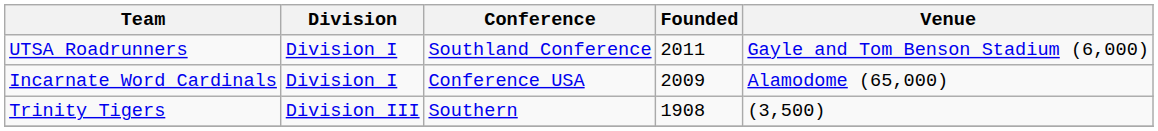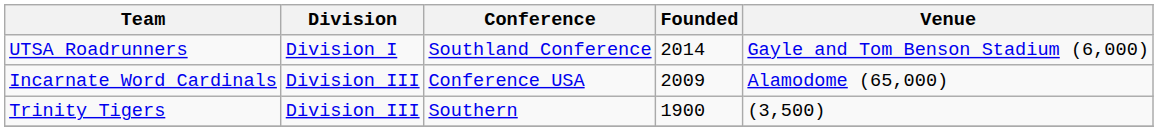(683, 50) 2011 -> (683, 50) 2014
(342, 80) Division I -> (353, 80) Division III
(683, 111) 1908 -> (683, 111) 1900
